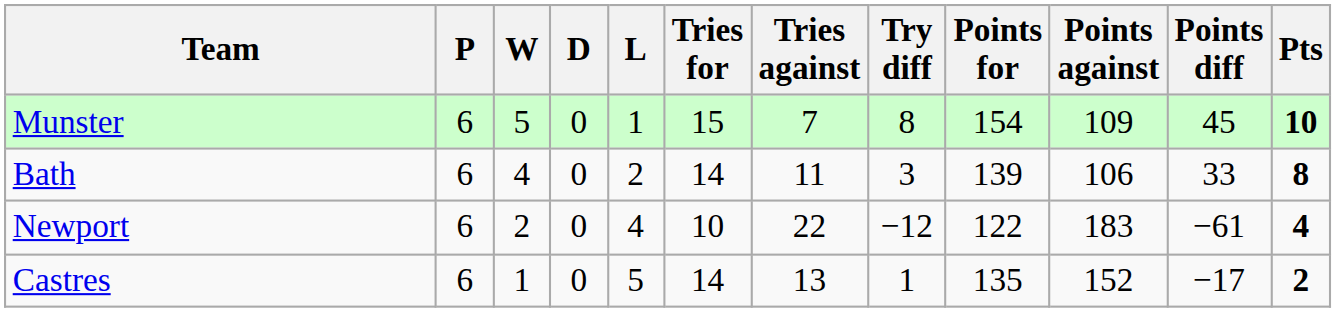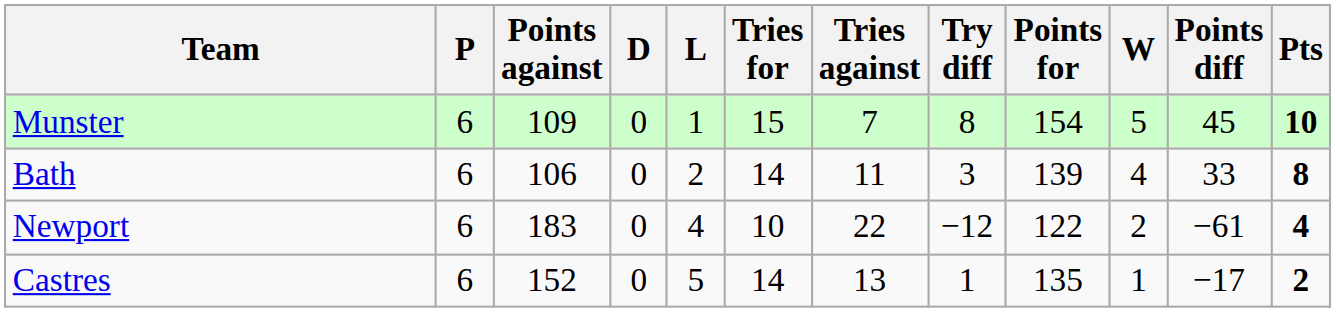columns swapped: (522, 49) <-> (1108, 49)
